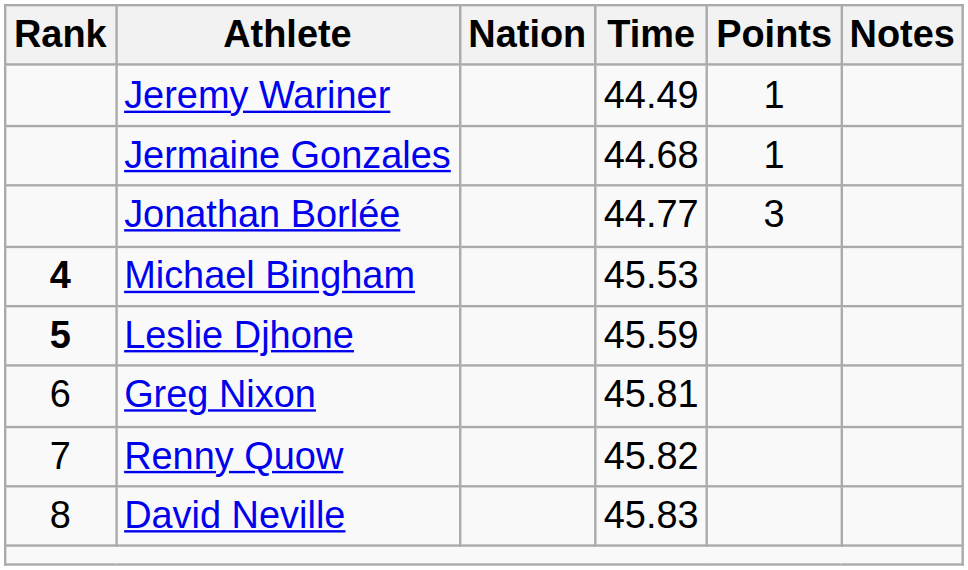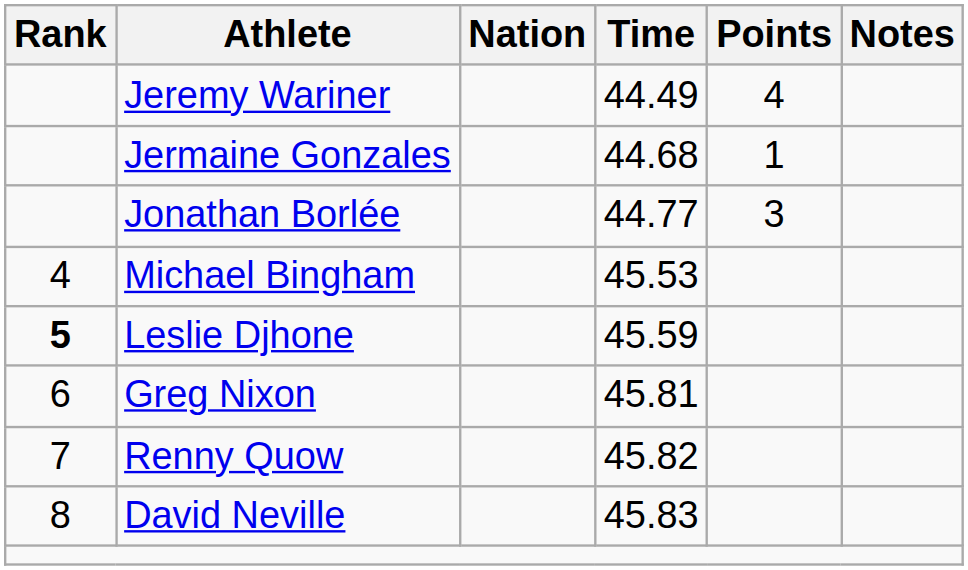(774, 94) 1 -> (774, 94) 4
(60, 275) bold -> (60, 275) normal
